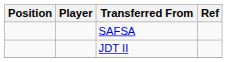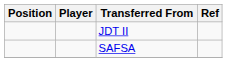rows swapped: (113, 48) <-> (117, 31)
